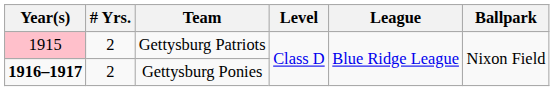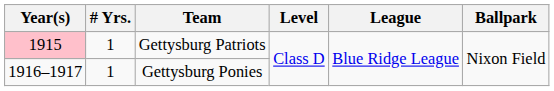(110, 45) 2 -> (110, 45) 1
(45, 72) bold -> (45, 72) normal
(110, 72) 2 -> (110, 72) 1
